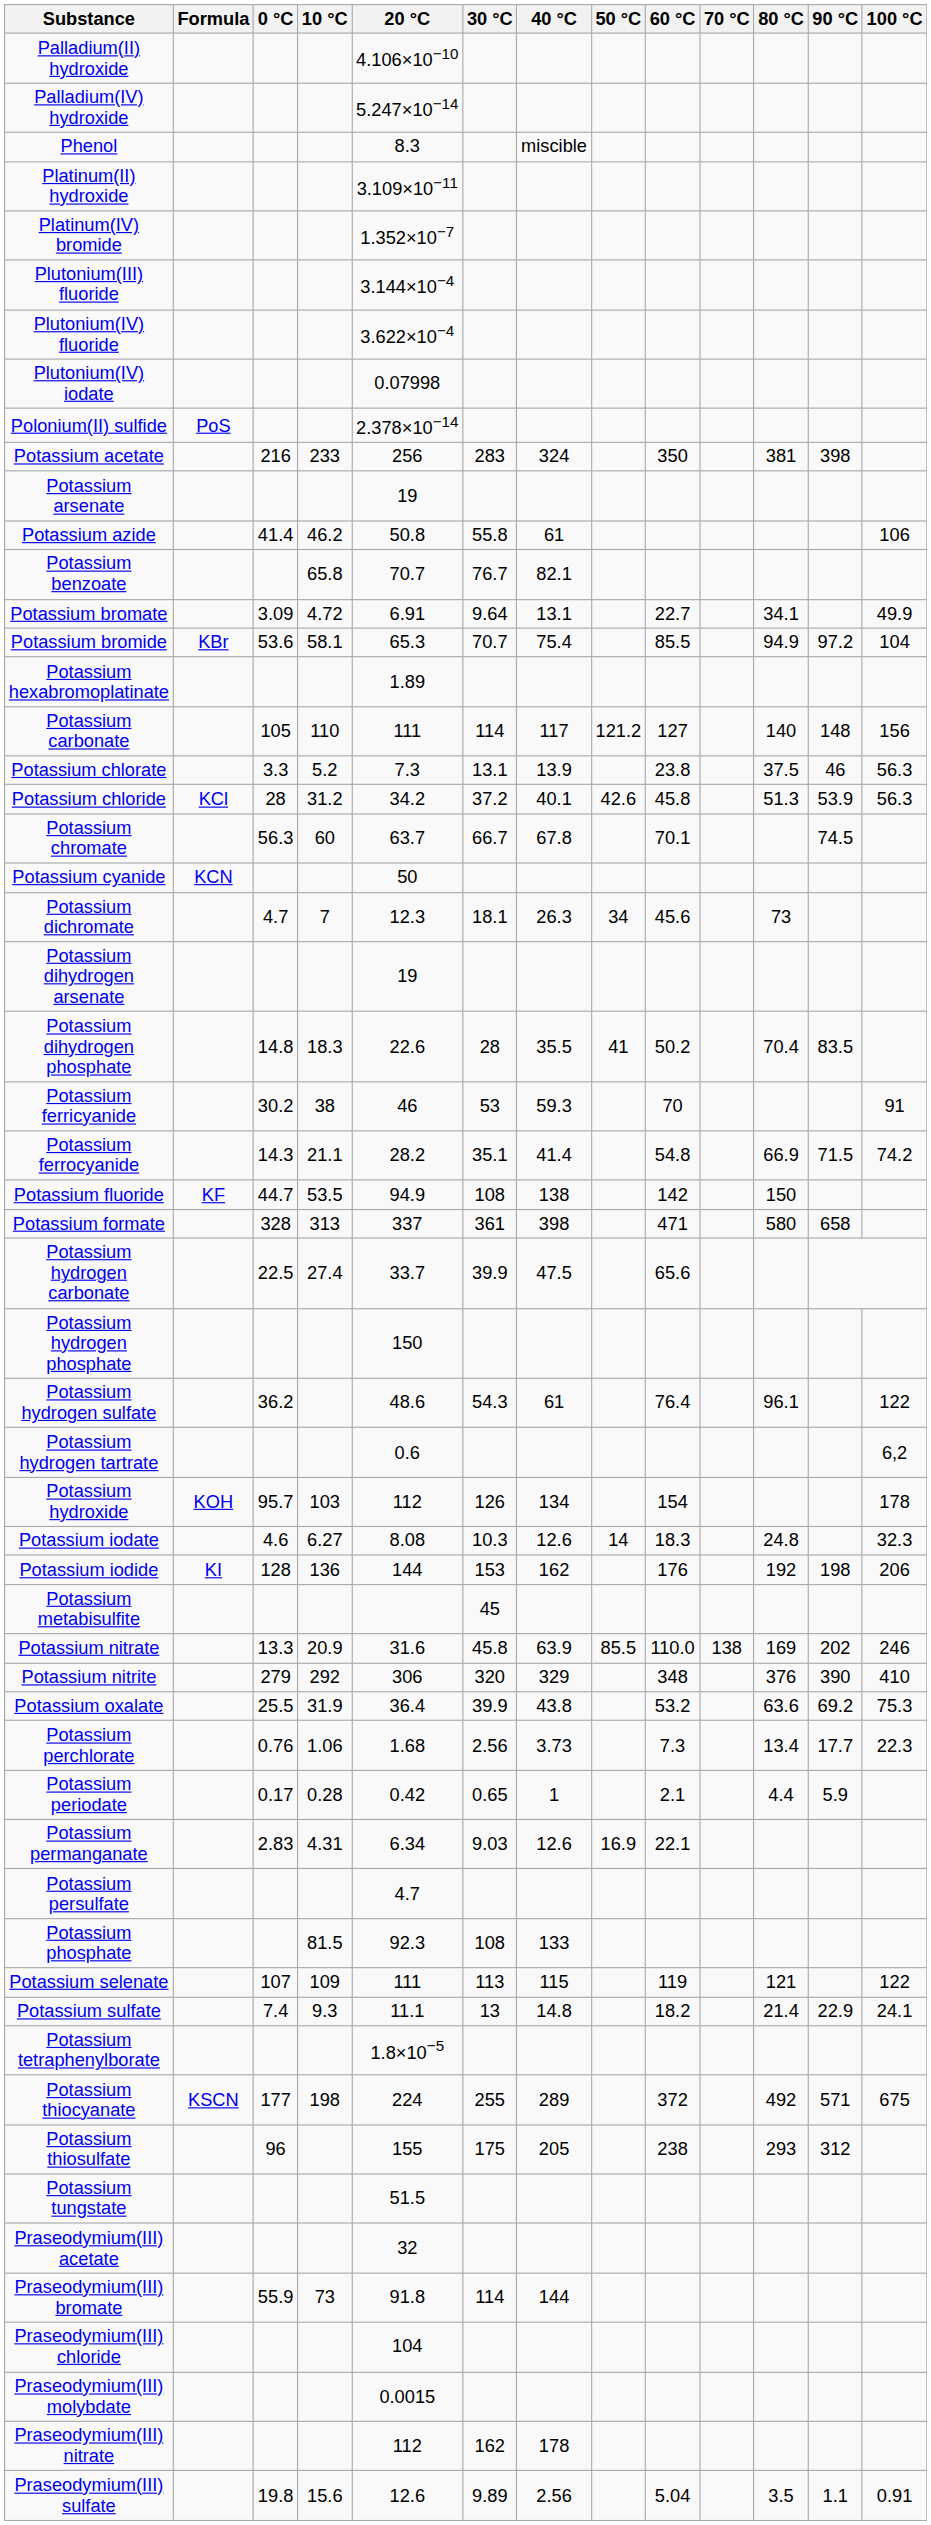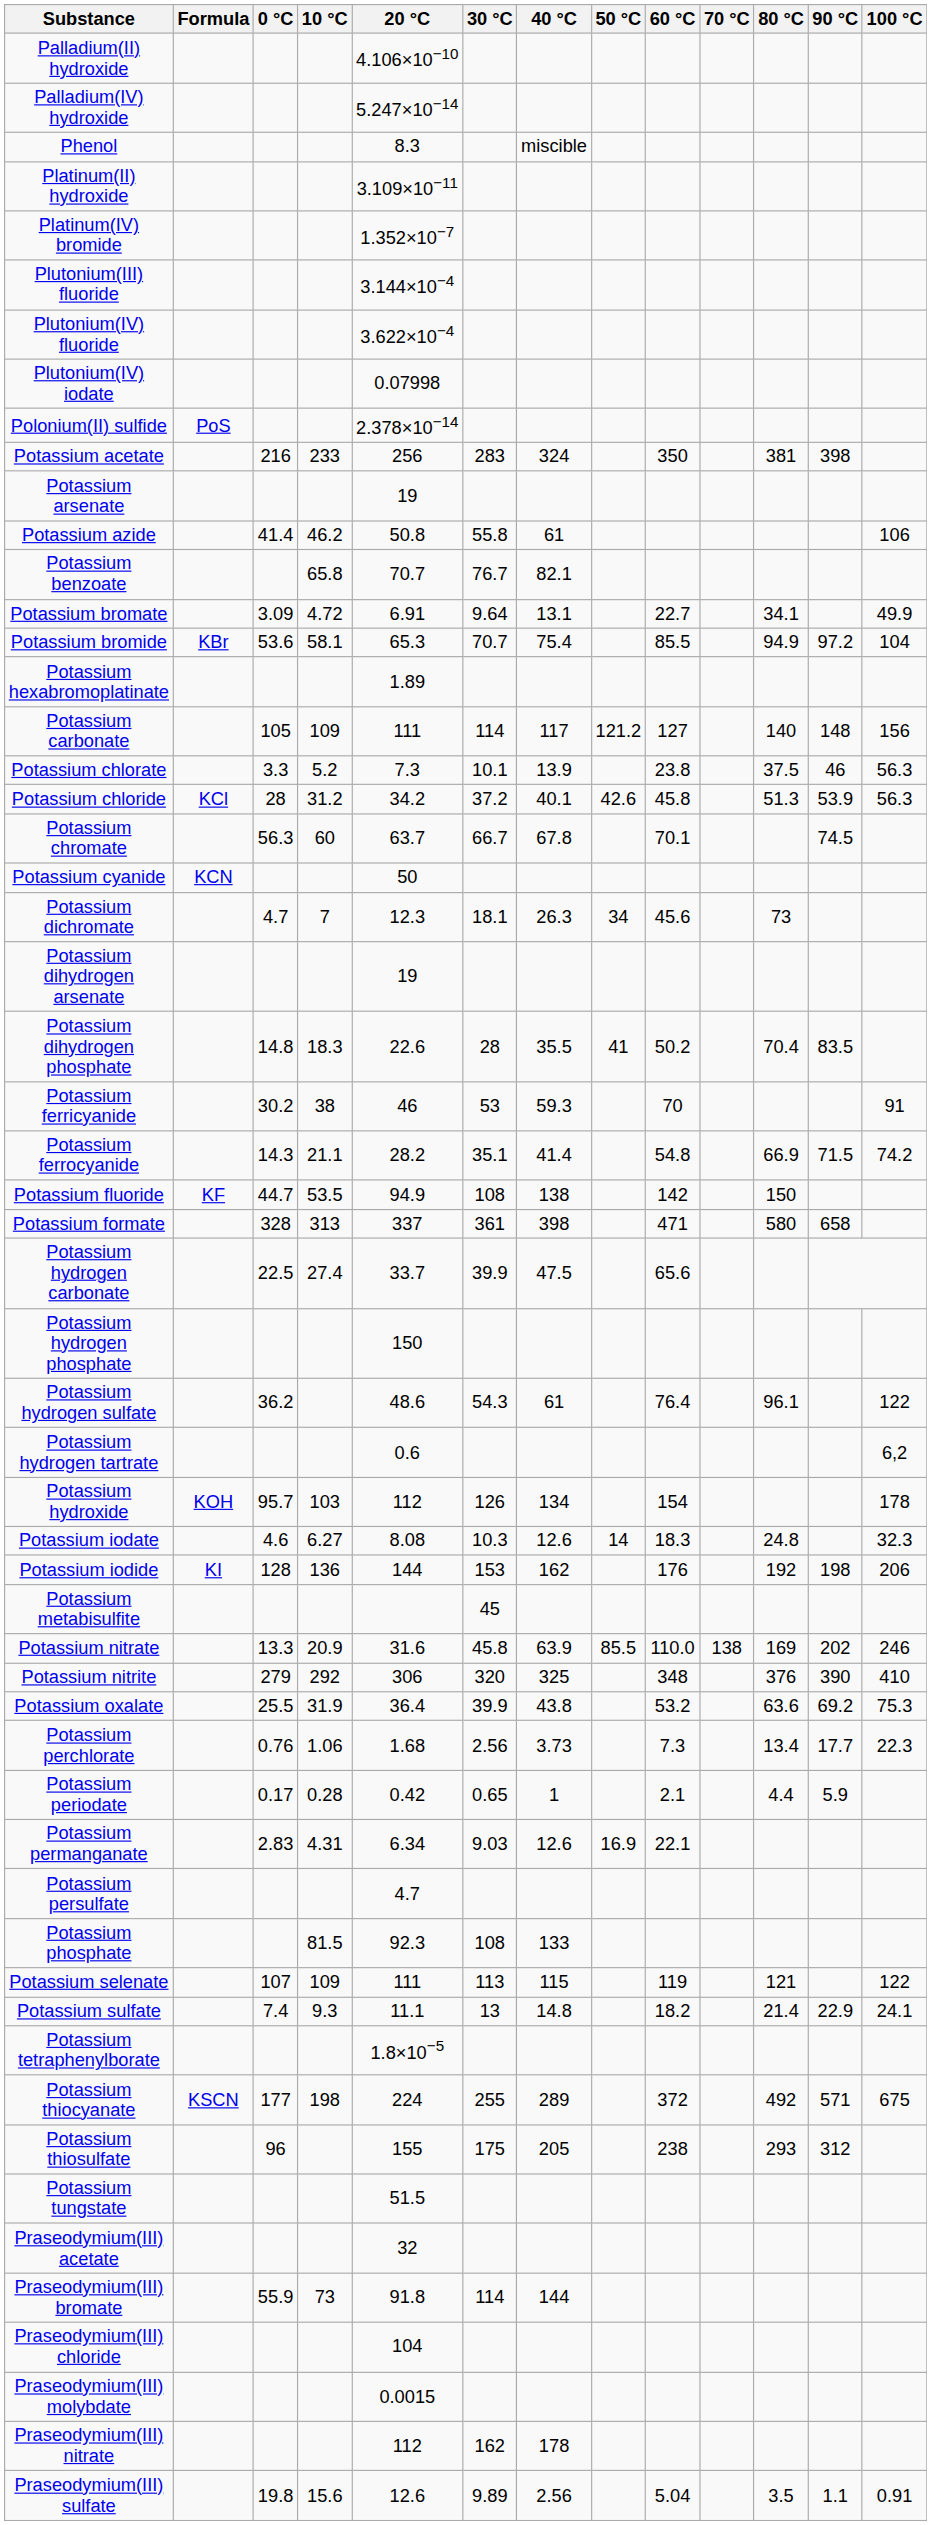(325, 731) 110 -> (325, 731) 109
(490, 770) 13.1 -> (490, 770) 10.1
(554, 1677) 329 -> (554, 1677) 325
